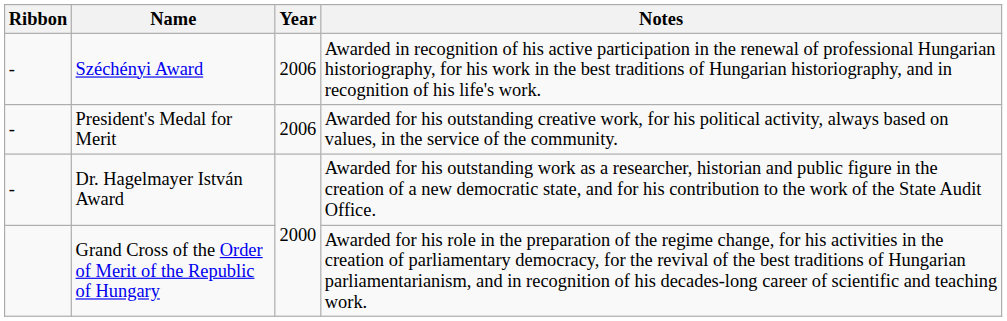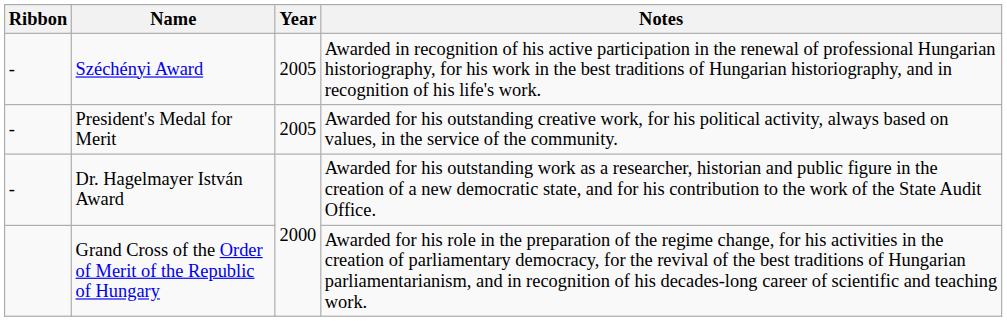(298, 68) 2006 -> (298, 68) 2005
(298, 129) 2006 -> (298, 129) 2005
